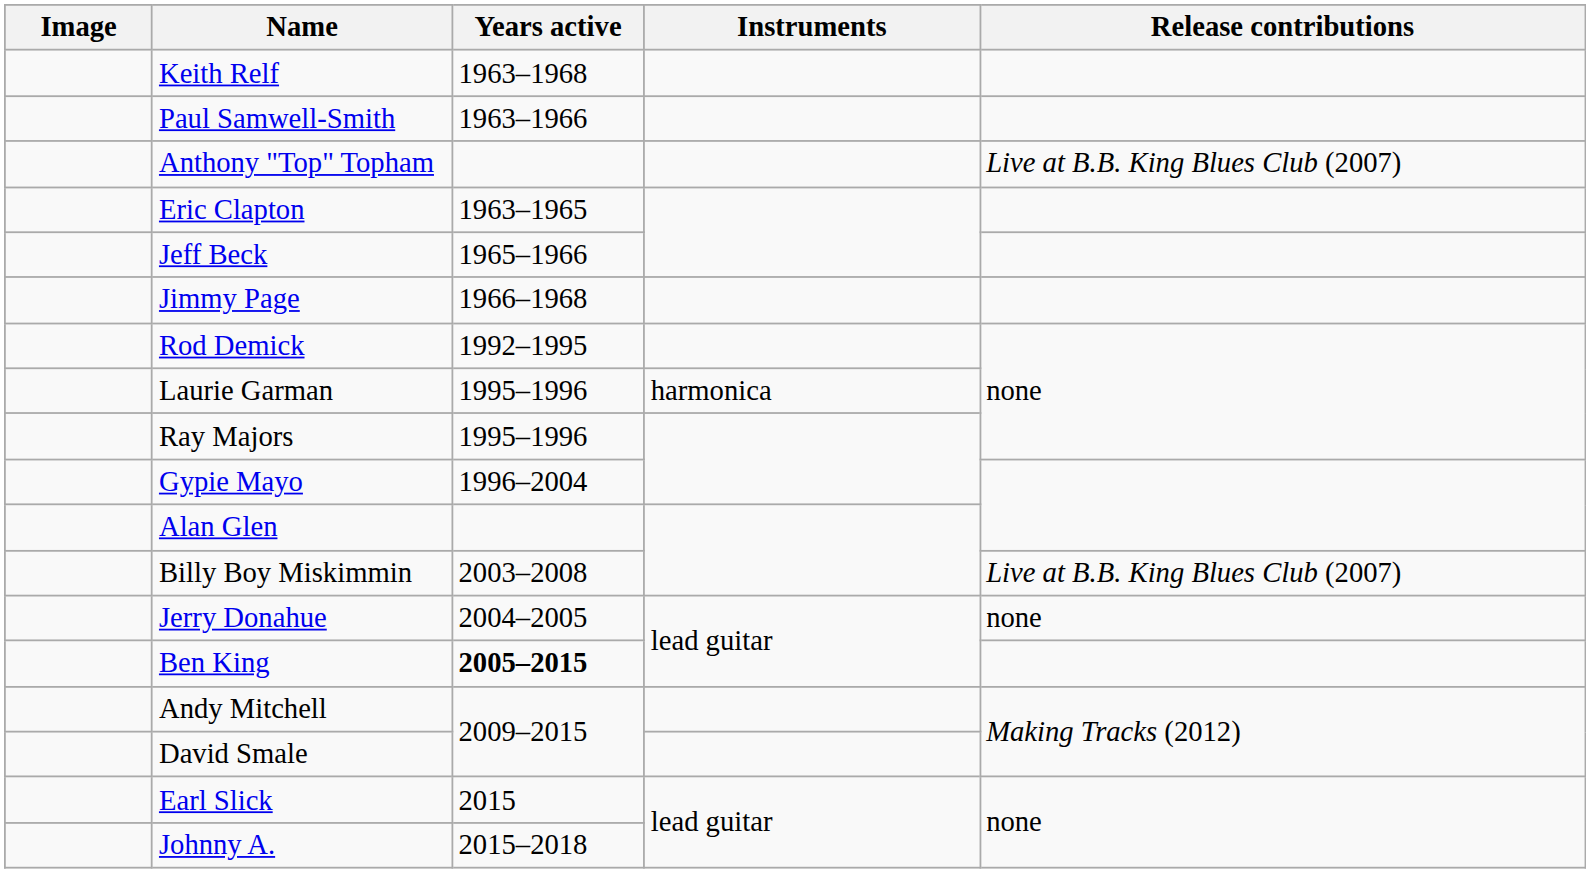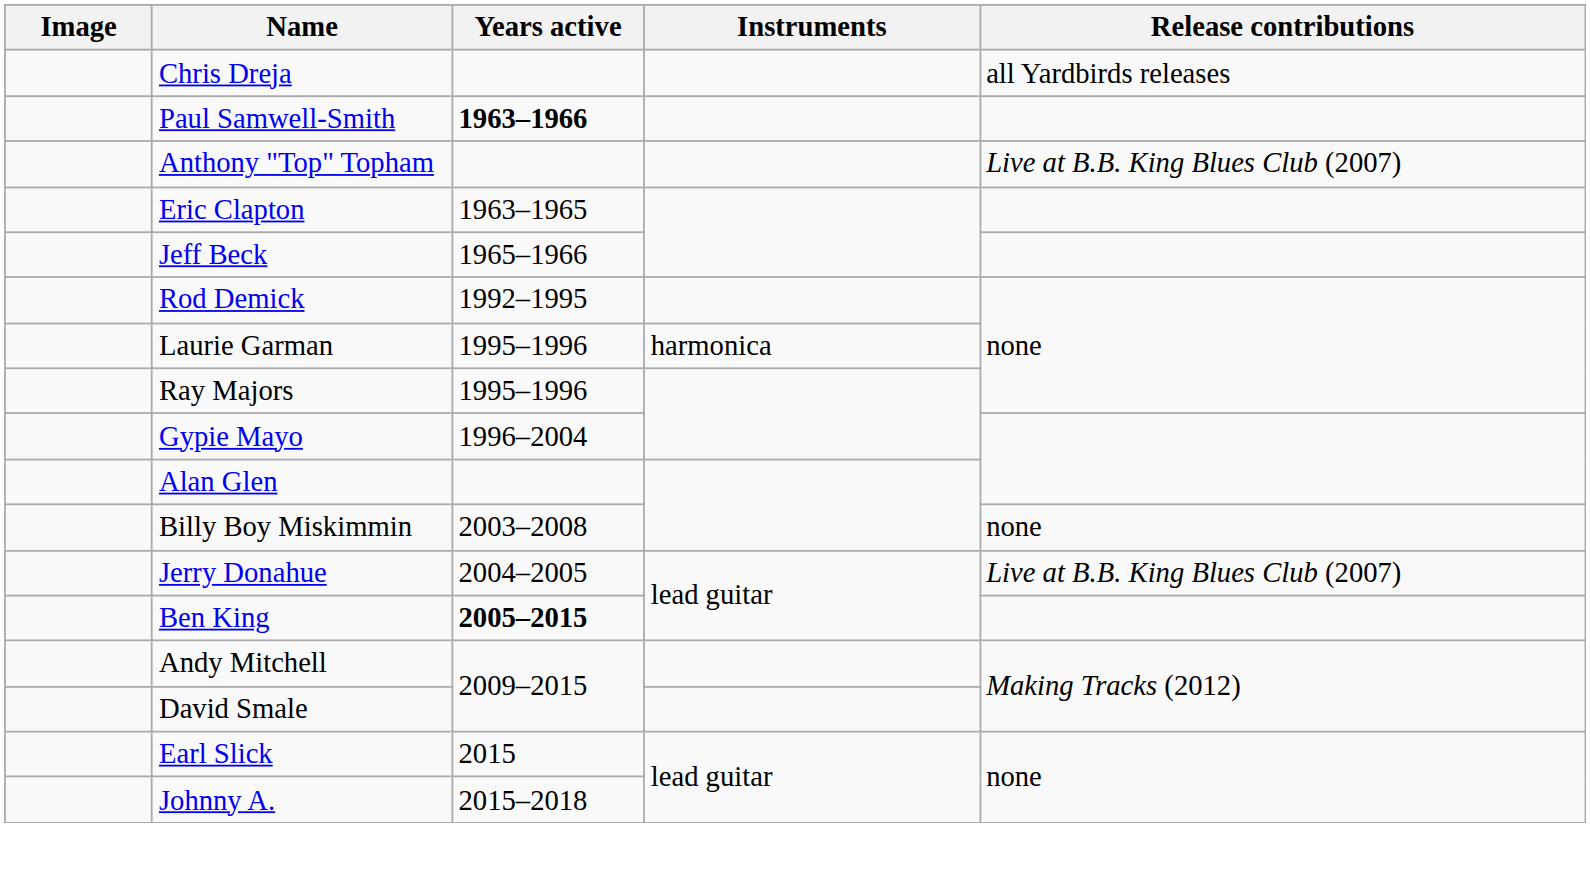+ row: (225, 72)
- row: (219, 72)
(523, 118) normal -> (523, 118) bold
- row: (229, 299)
(1194, 572) Live at B.B. King Blues Club (2007) -> (1014, 526) none
(1014, 617) none -> (1194, 572) Live at B.B. King Blues Club (2007)
